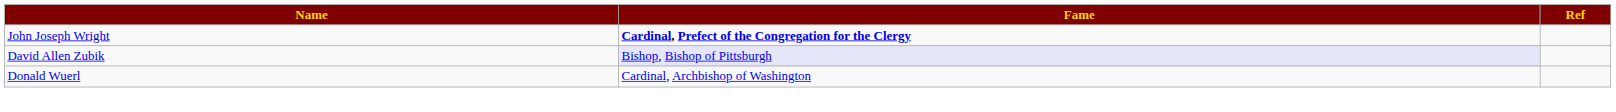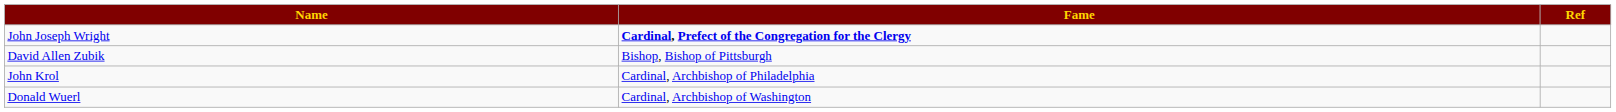(697, 55) lavender background -> (697, 55) no background
+ row: (33, 76)
